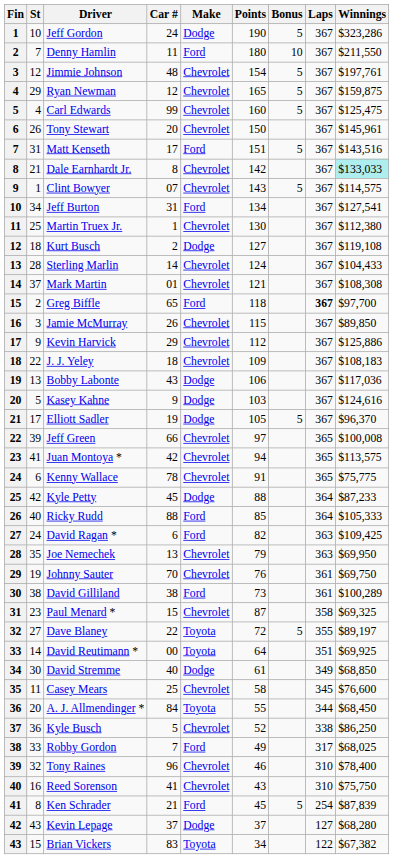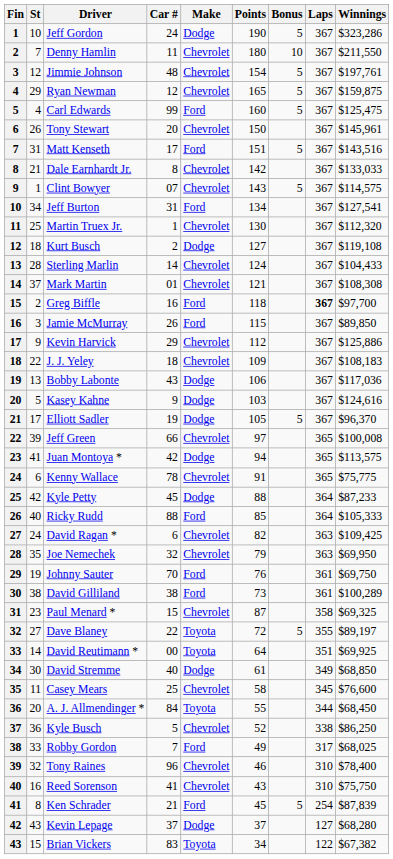(194, 52) Ford -> (206, 52) Chevrolet
(206, 110) Chevrolet -> (194, 110) Ford
(360, 168) paleturquoise background -> (360, 168) no background
(360, 226) $112,380 -> (360, 226) $112,320
(172, 303) 65 -> (172, 303) 16
(206, 323) Chevrolet -> (194, 323) Ford
(206, 458) Chevrolet -> (199, 458) Dodge
(194, 535) Ford -> (206, 535) Chevrolet
(172, 554) 13 -> (172, 554) 32
(206, 573) Chevrolet -> (194, 573) Ford
